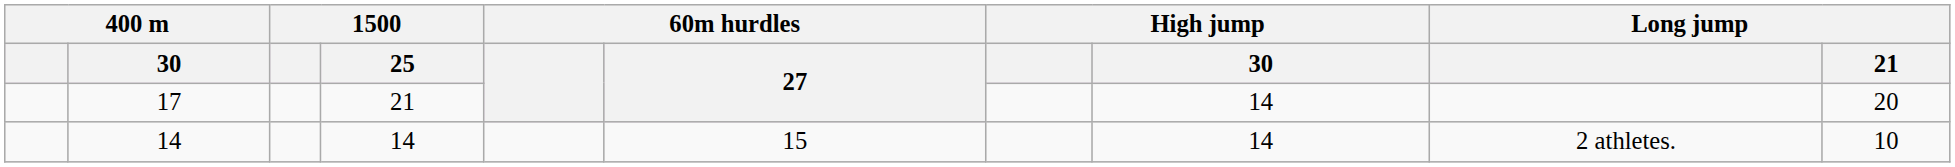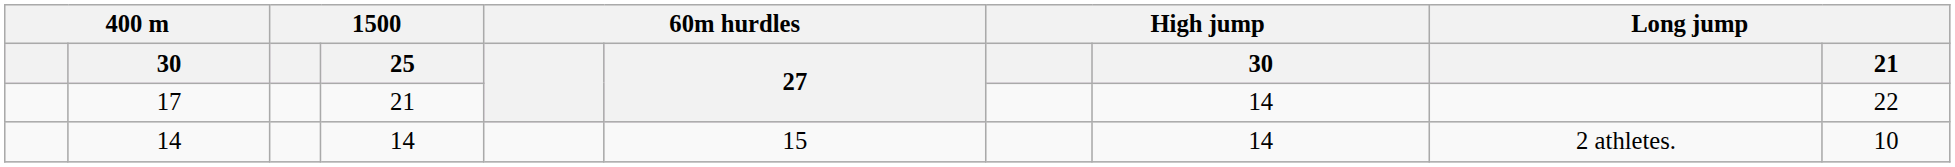(1886, 102) 20 -> (1886, 102) 22
